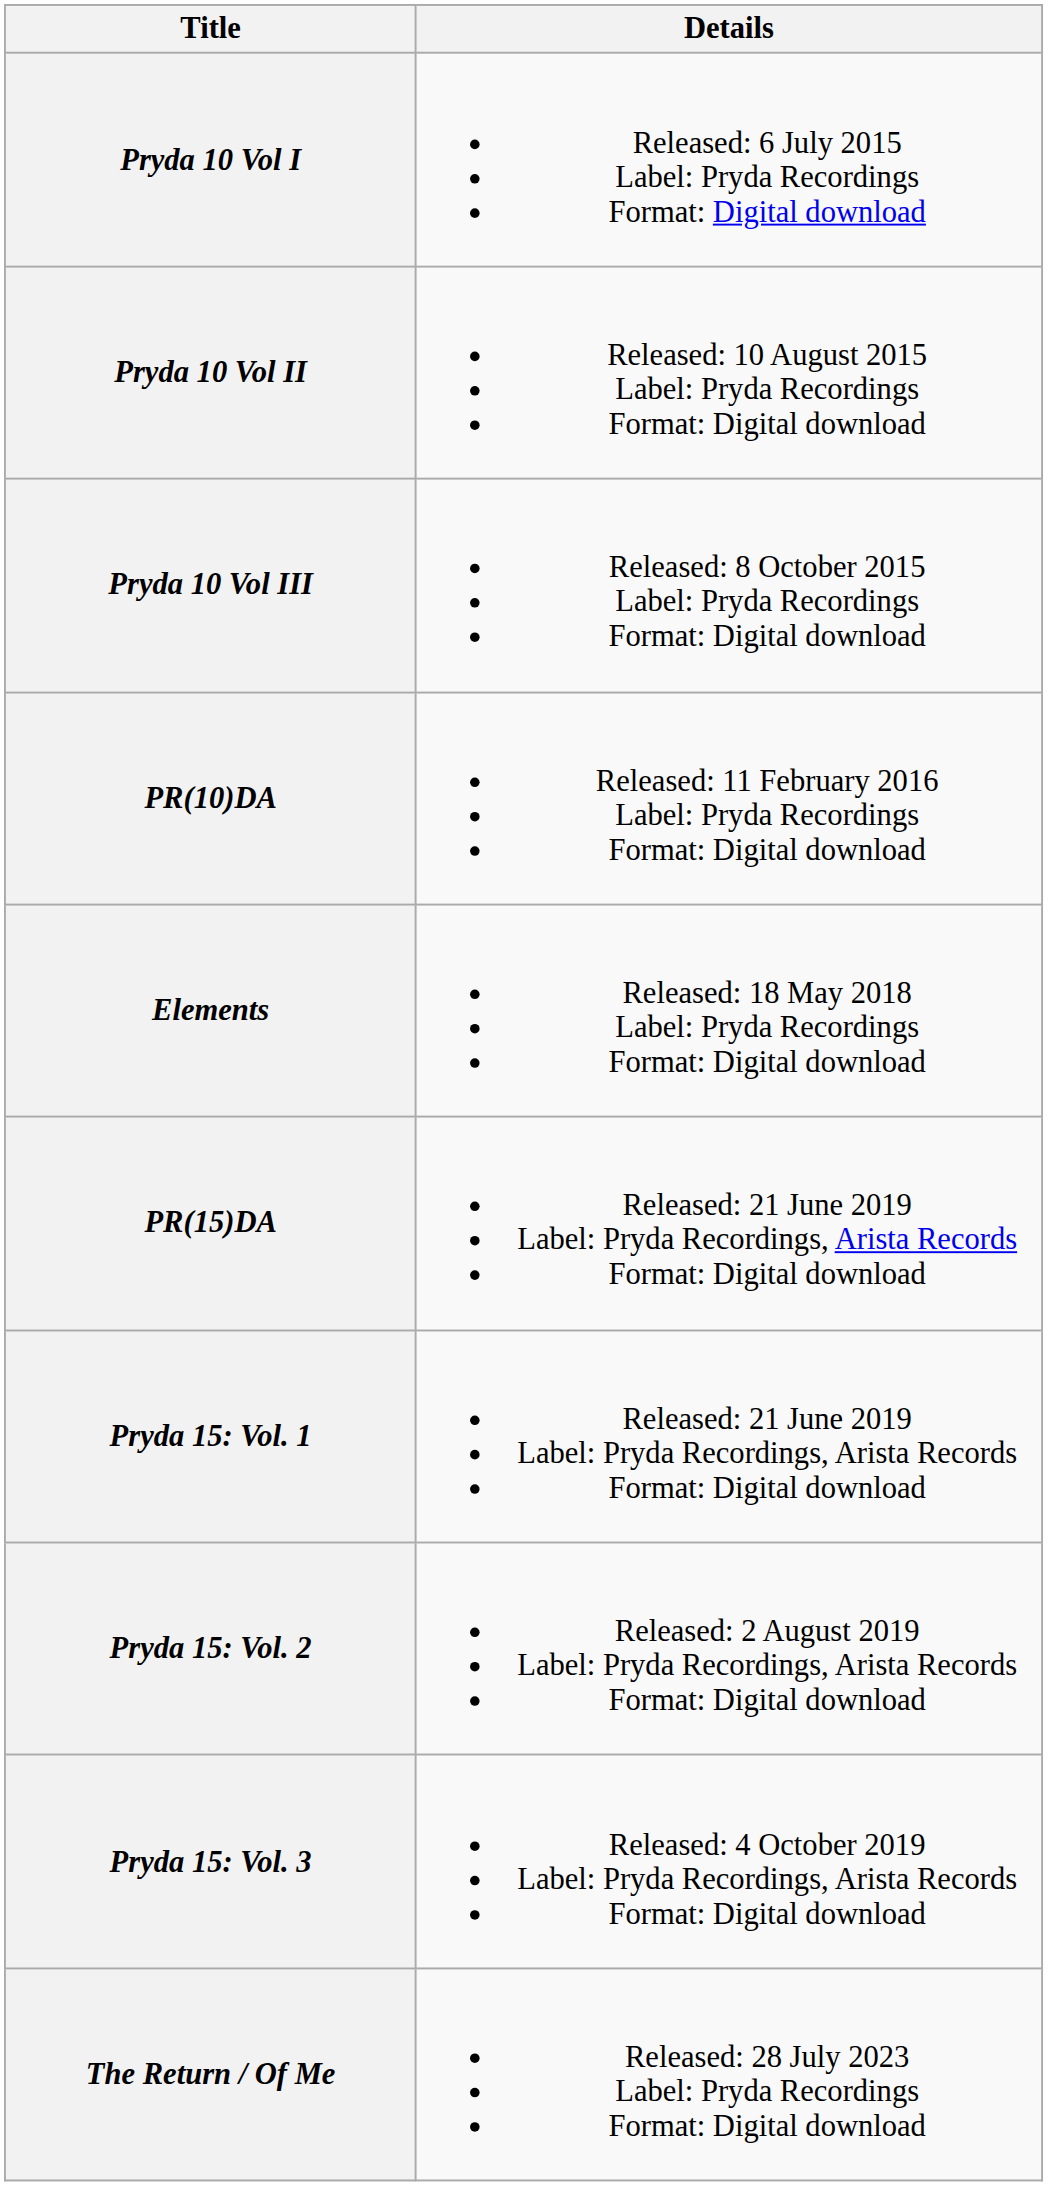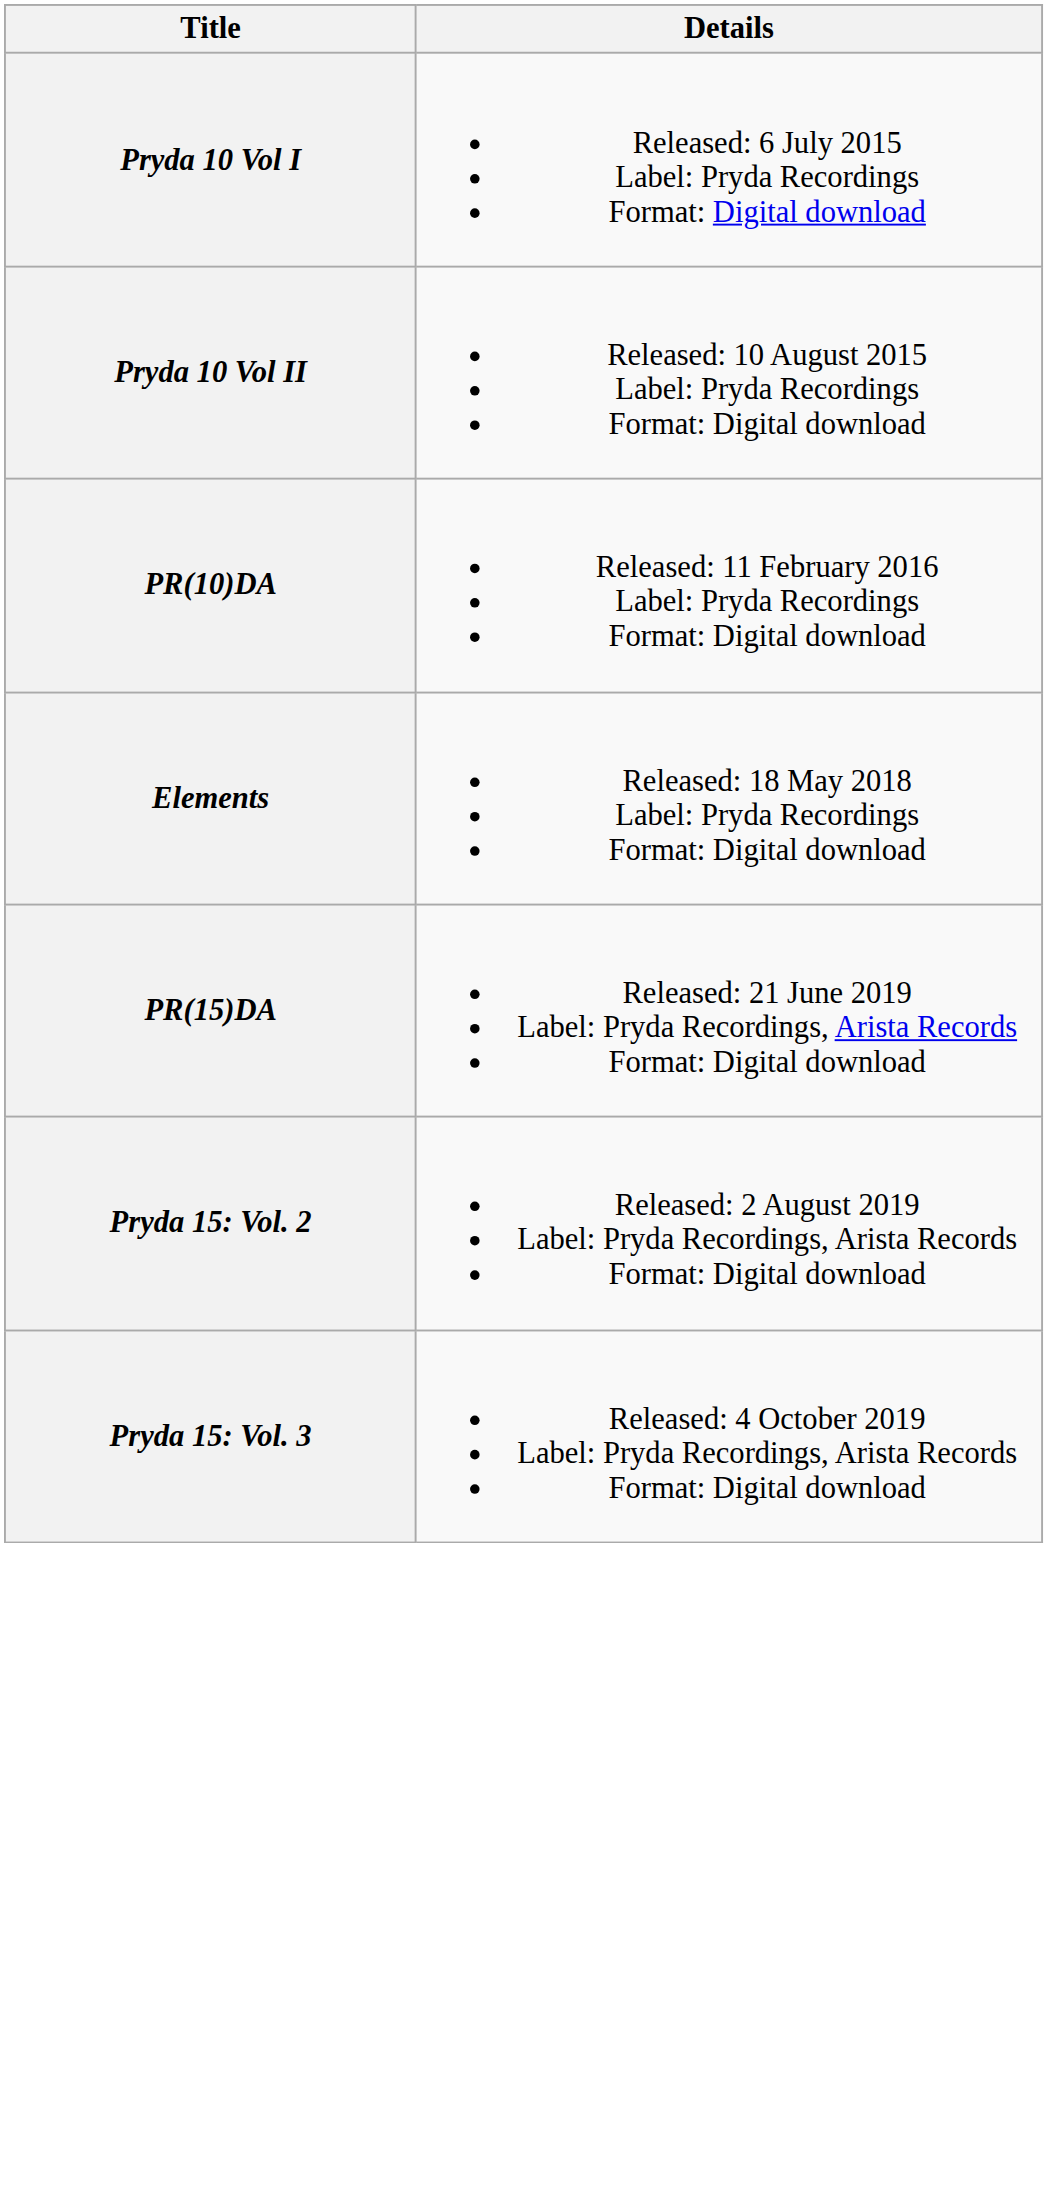- row: (211, 584)
- row: (211, 1435)
- row: (211, 2073)
